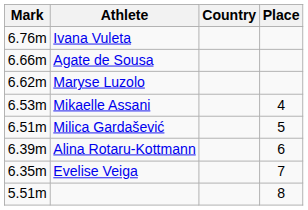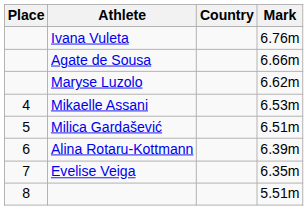columns swapped: (281, 15) <-> (27, 15)
